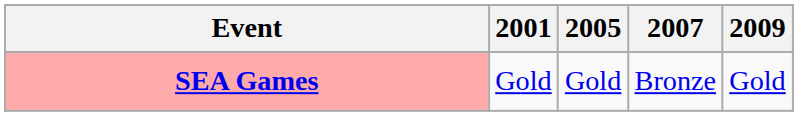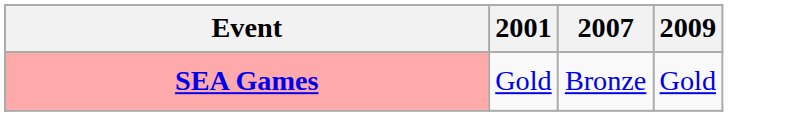- column: (593, 28)
